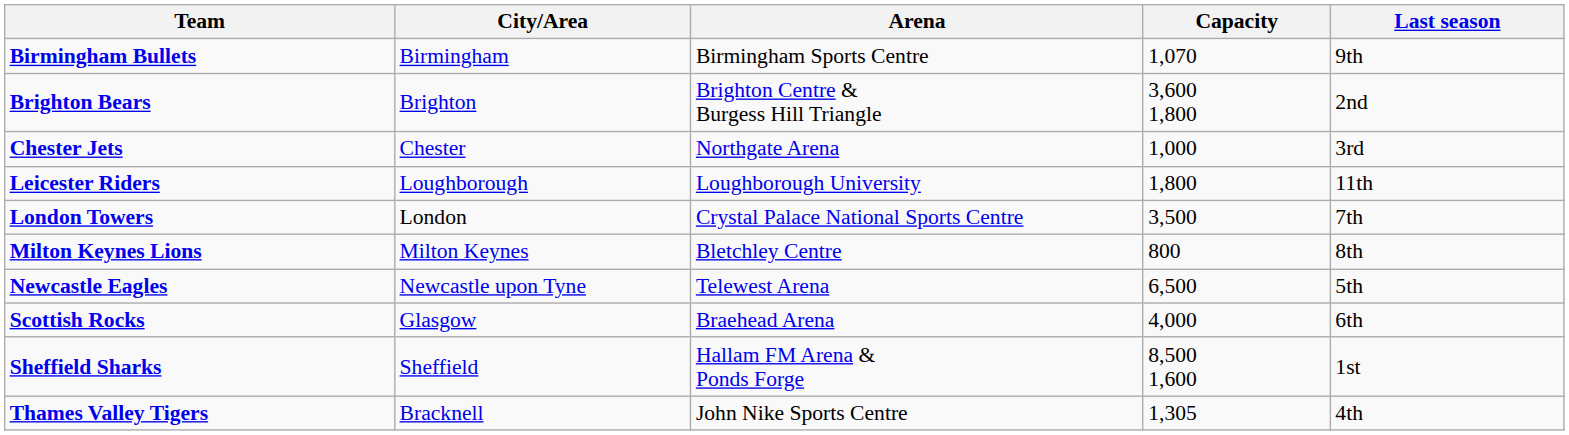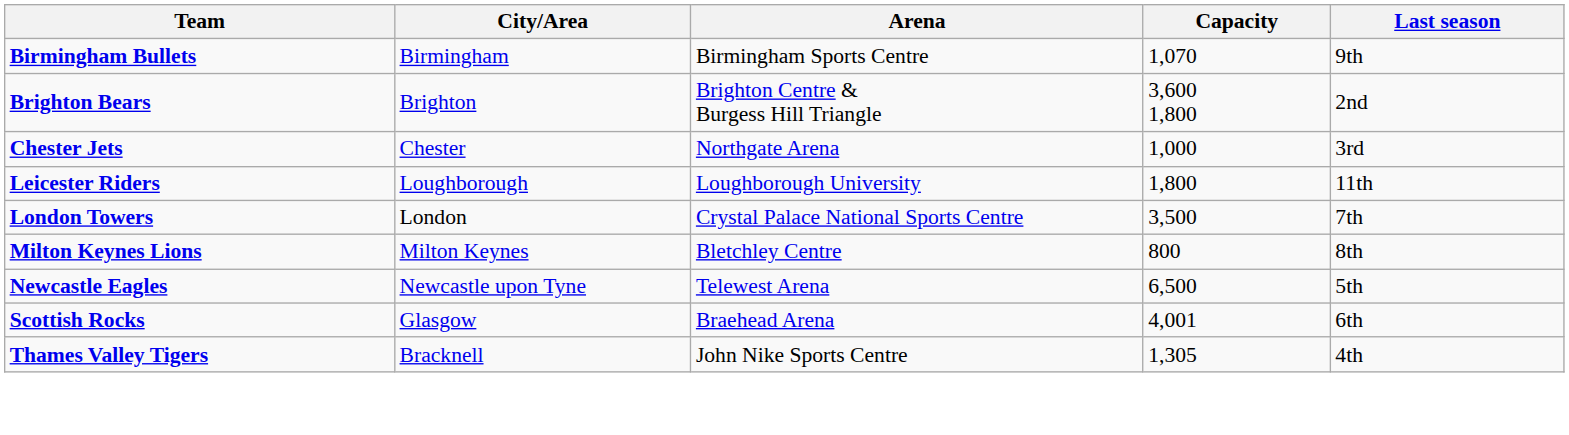(1172, 319) 4,000 -> (1172, 319) 4,001
- row: (86, 366)
